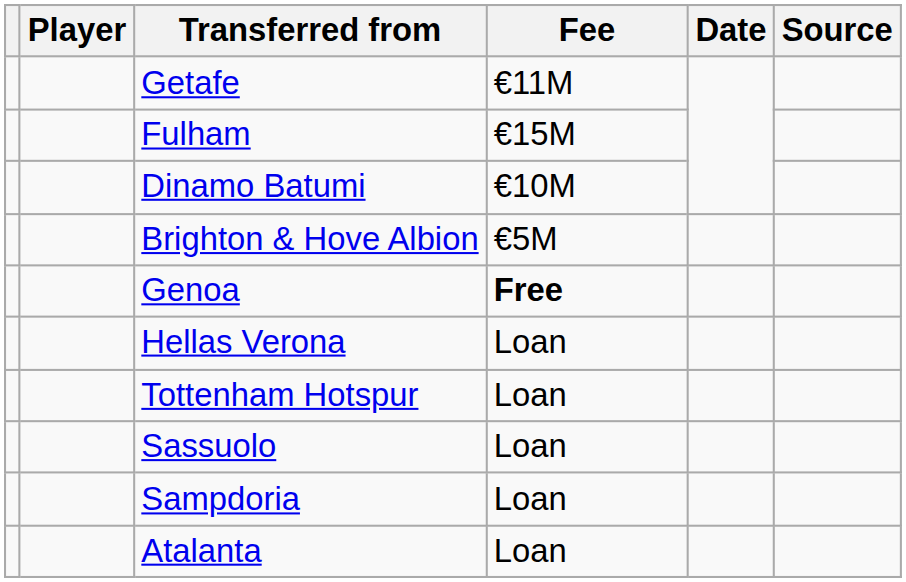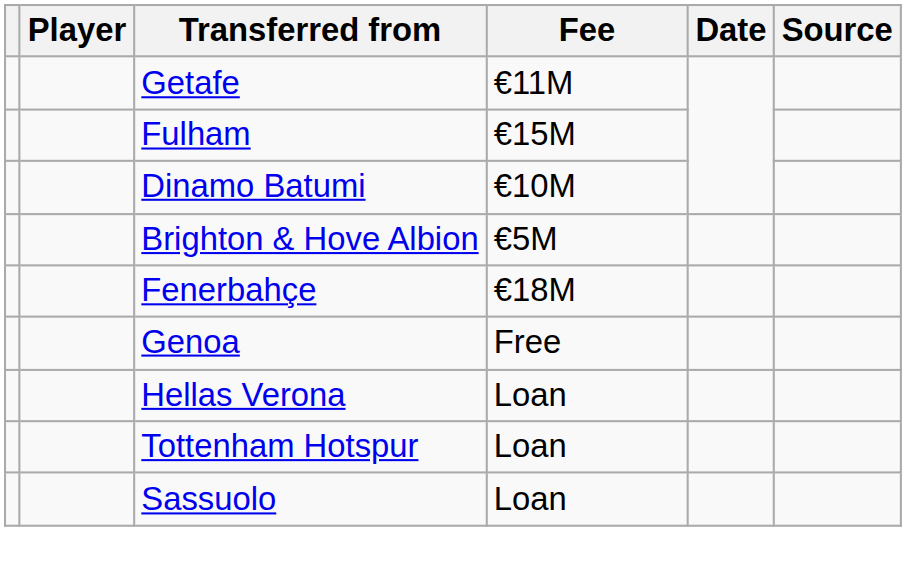+ row: (229, 290)
(528, 290) bold -> (527, 342) normal
- row: (221, 498)
- row: (202, 550)
